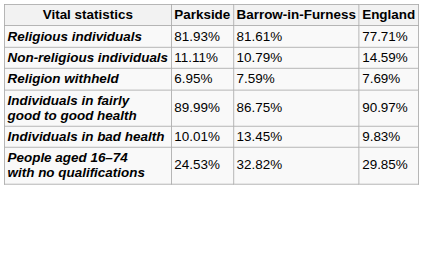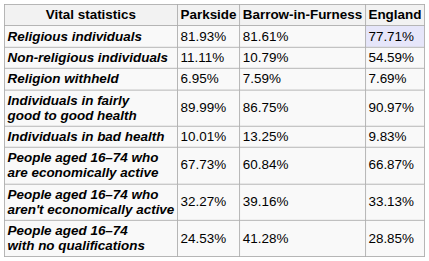(385, 36) no background -> (391, 36) lavender background
(385, 57) 14.59% -> (391, 57) 54.59%
(259, 136) 13.45% -> (266, 136) 13.25%
+ row: (83, 165)
+ row: (91, 202)
(259, 165) 32.82% -> (266, 238) 41.28%
(385, 165) 29.85% -> (391, 238) 28.85%
